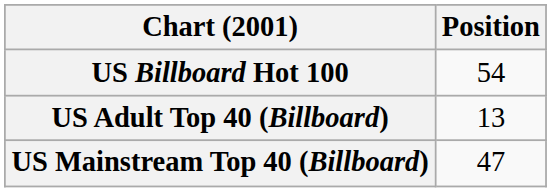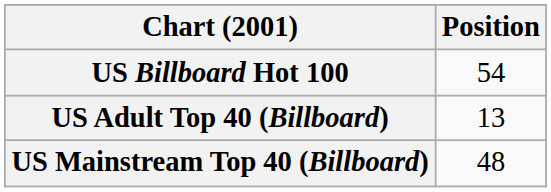(491, 162) 47 -> (491, 162) 48
